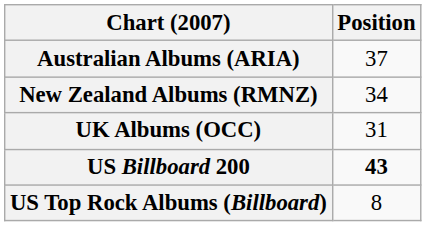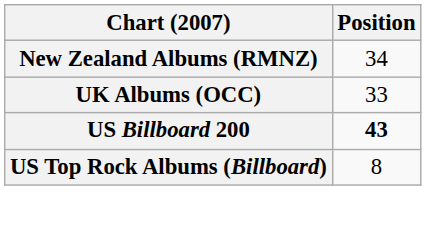- row: (168, 58)
(376, 130) 31 -> (376, 94) 33
